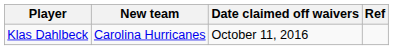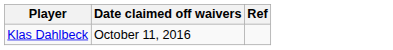- column: (150, 14)
